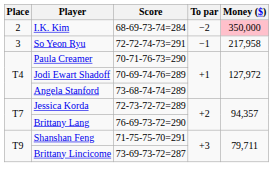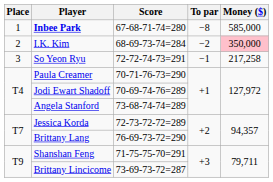+ row: (57, 28)
(245, 43) 217,958 -> (245, 59) 217,258
